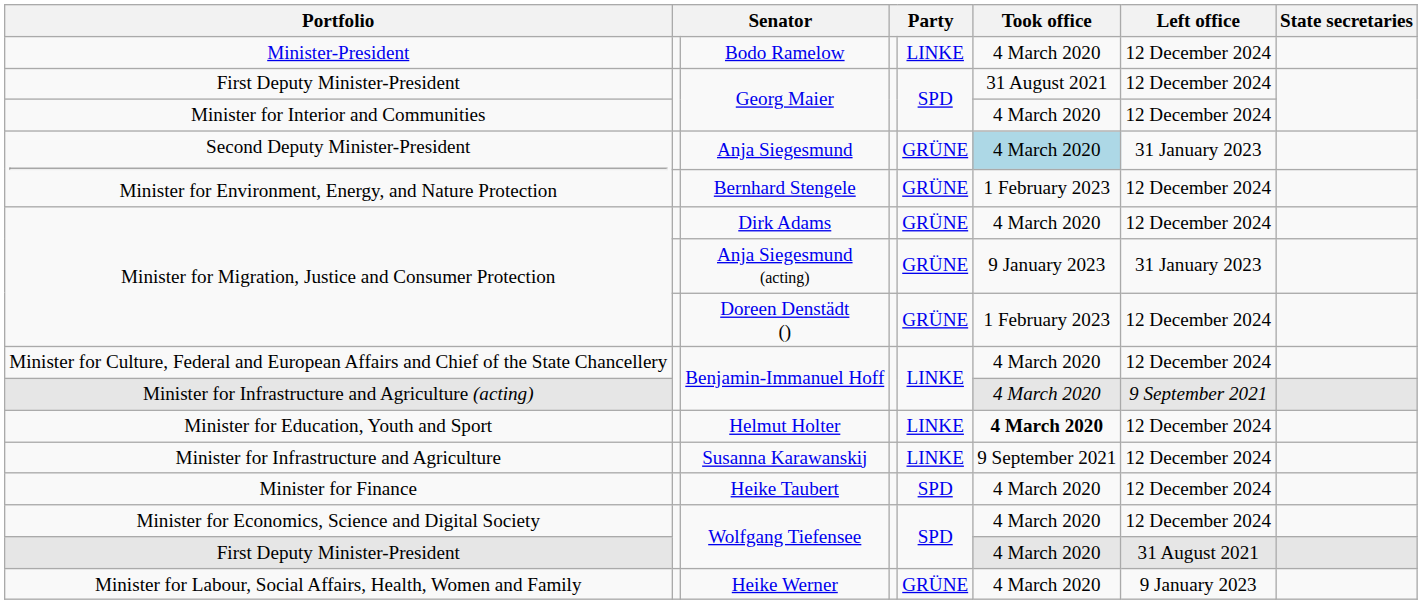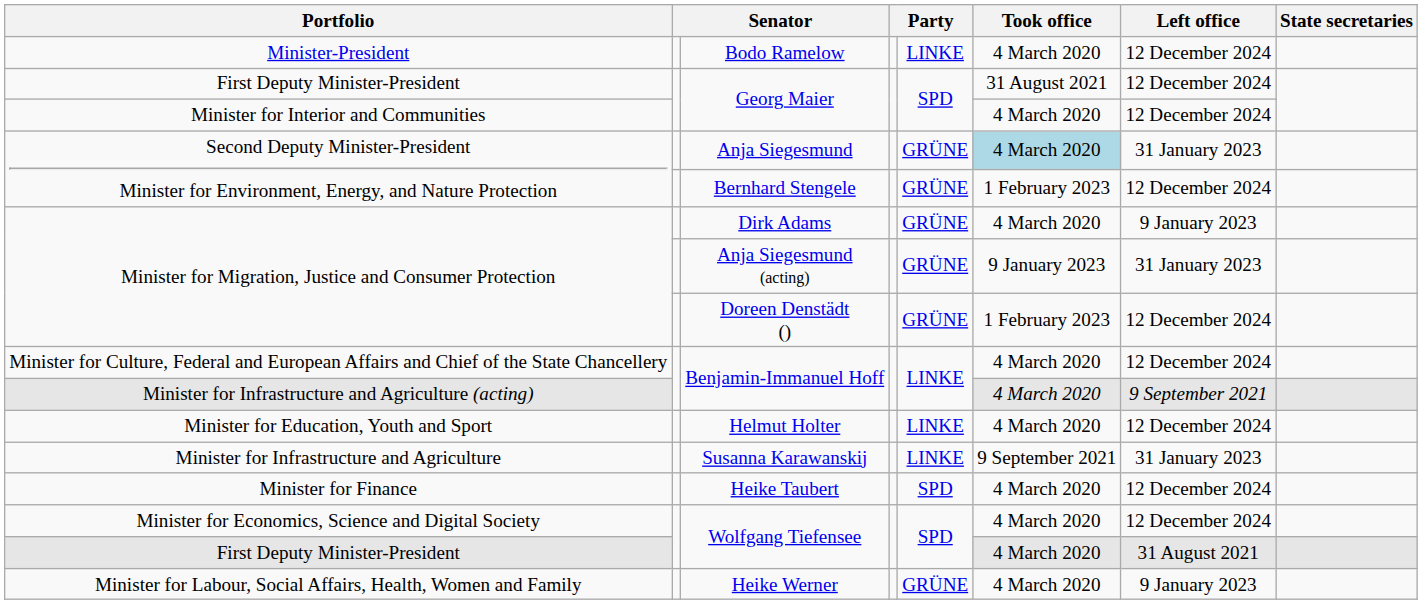(1198, 223) 12 December 2024 -> (1198, 223) 9 January 2023
(1047, 426) bold -> (1047, 426) normal
(1198, 457) 12 December 2024 -> (1198, 457) 31 January 2023
